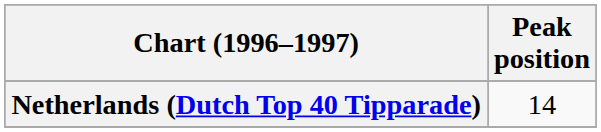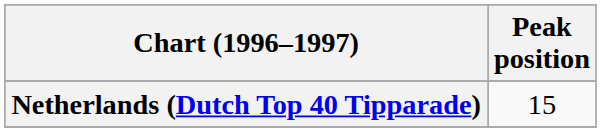(542, 103) 14 -> (542, 103) 15
